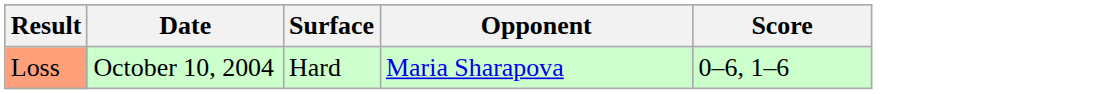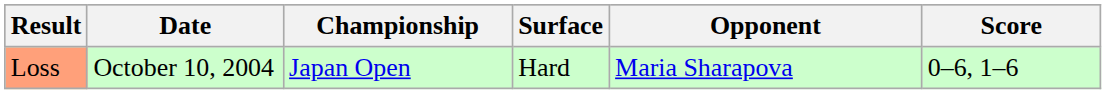+ column: (398, 25)
